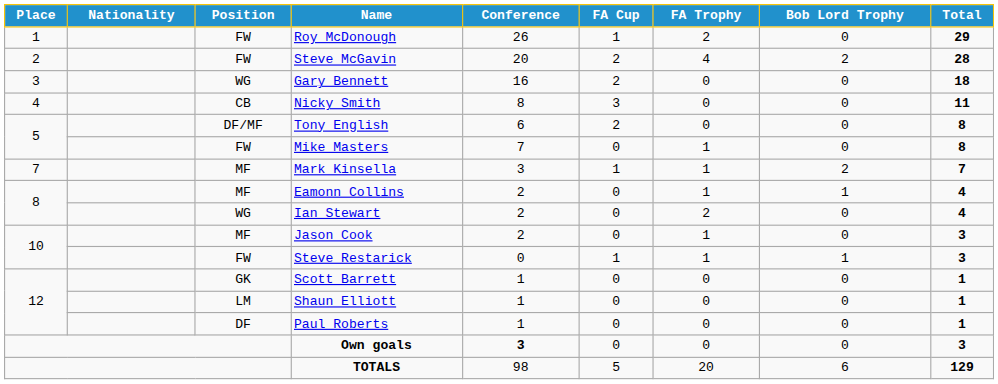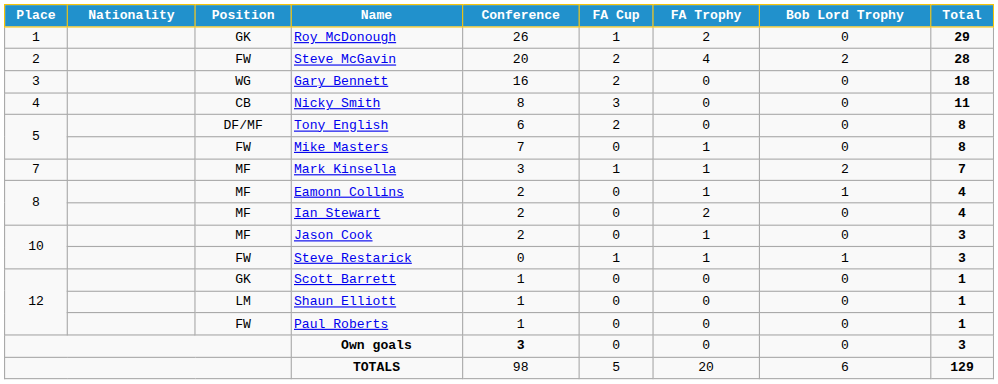(243, 37) FW -> (243, 37) GK
(243, 213) WG -> (243, 213) MF
(243, 323) DF -> (243, 323) FW
